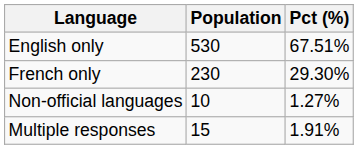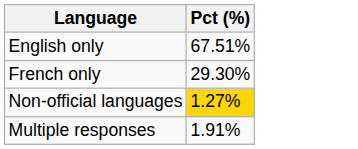- column: (236, 18)
(315, 102) no background -> (216, 102) gold background
